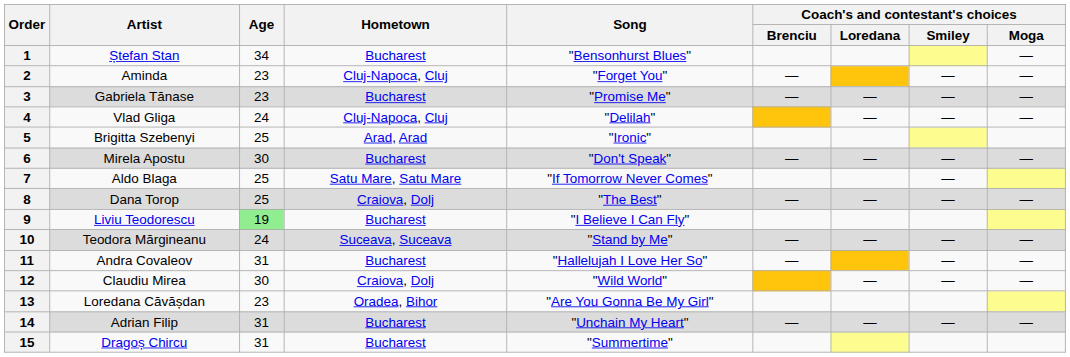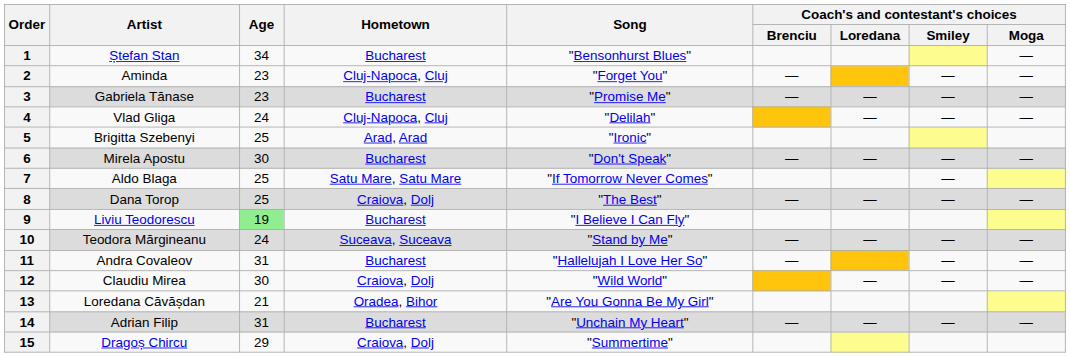(262, 301) 23 -> (262, 301) 21
(262, 342) 31 -> (262, 342) 29
(395, 342) Bucharest -> (395, 342) Craiova, Dolj
